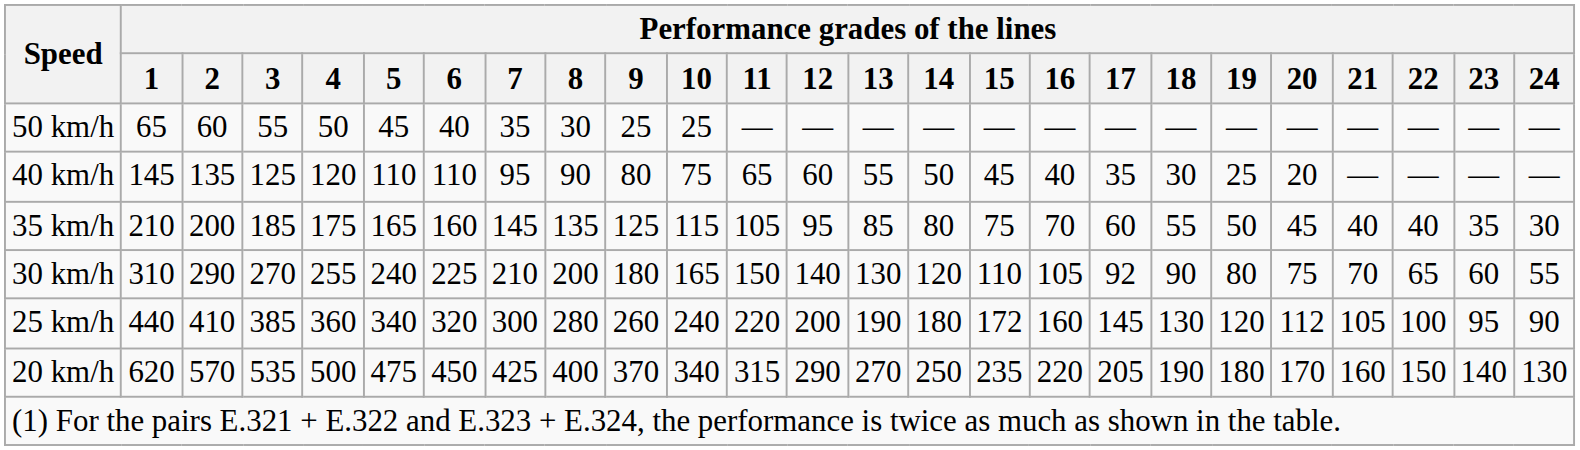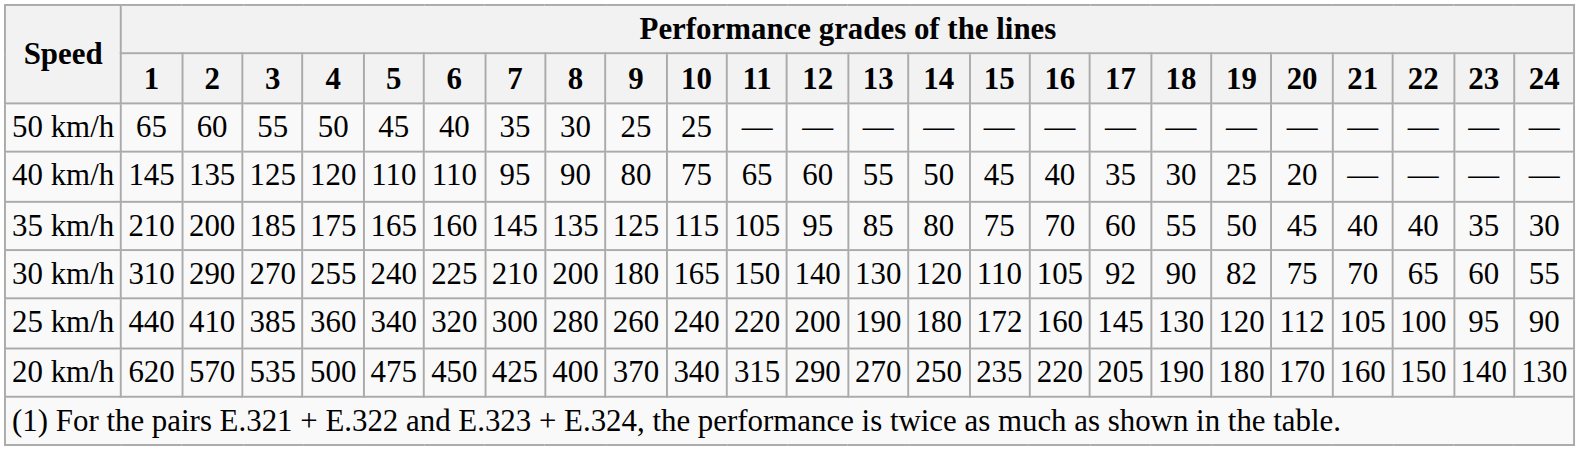(1242, 273) 80 -> (1242, 273) 82
